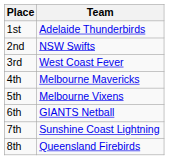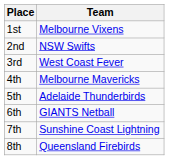(92, 29) Adelaide Thunderbirds -> (81, 29) Melbourne Vixens
(81, 96) Melbourne Vixens -> (92, 96) Adelaide Thunderbirds
